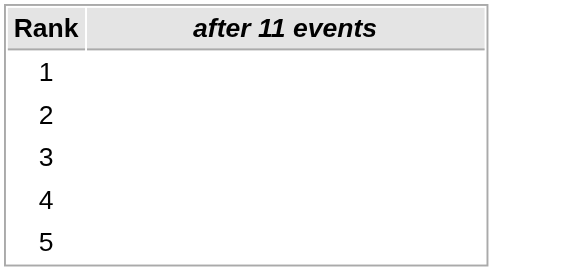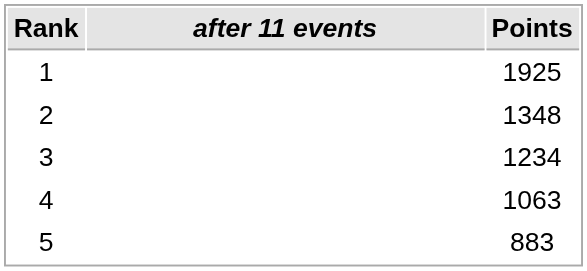+ column: (532, 28)
